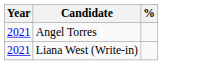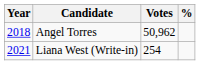+ column: (159, 13)
(19, 32) 2021 -> (19, 32) 2018
